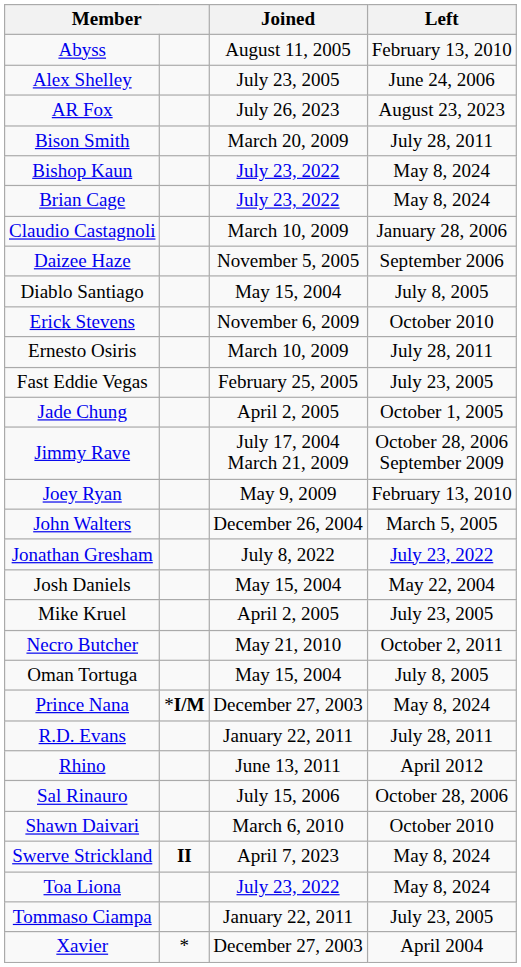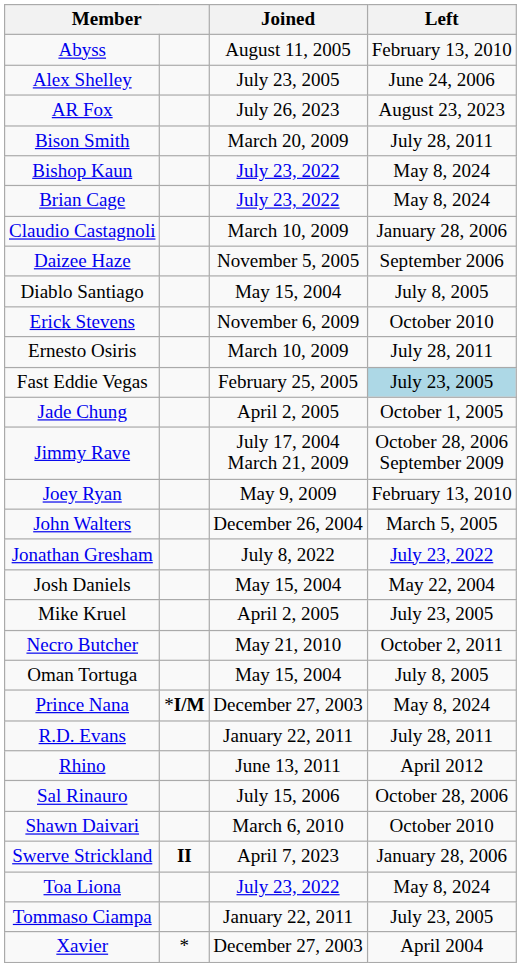(442, 381) no background -> (442, 381) lightblue background
(442, 856) May 8, 2024 -> (442, 856) January 28, 2006
